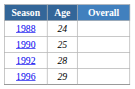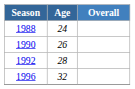(62, 44) 25 -> (62, 44) 26
(62, 76) 29 -> (62, 76) 32
